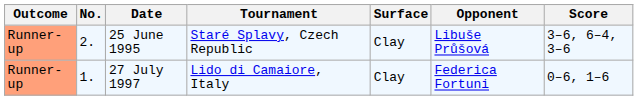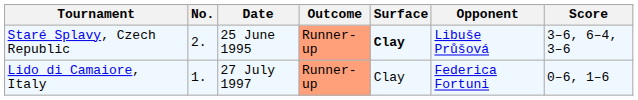columns swapped: (40, 14) <-> (279, 14)
(389, 42) normal -> (389, 42) bold
